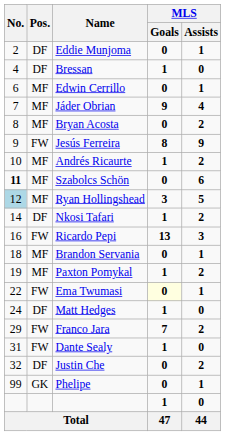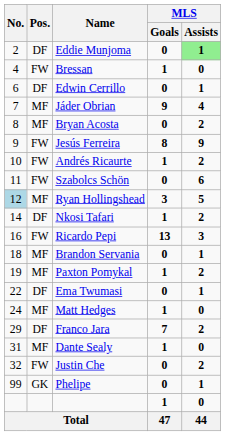(201, 50) no background -> (201, 50) lightgreen background
(40, 69) DF -> (40, 69) FW
(40, 87) MF -> (40, 87) DF
(40, 161) MF -> (40, 161) FW
(16, 180) bold -> (16, 180) normal
(40, 180) MF -> (40, 180) FW
(40, 291) FW -> (40, 291) DF
(165, 291) lightyellow background -> (165, 291) no background
(40, 310) DF -> (40, 310) MF
(40, 328) FW -> (40, 328) DF
(40, 347) FW -> (40, 347) MF
(40, 365) DF -> (40, 365) FW
